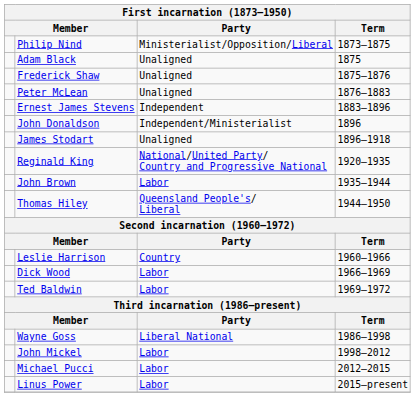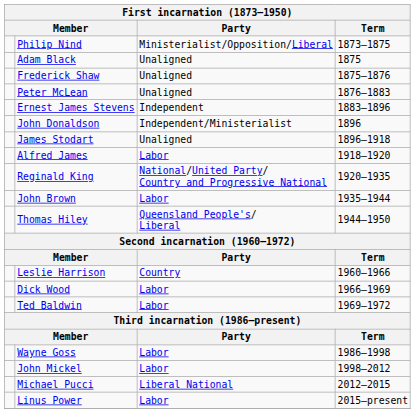+ row: (52, 155)
(186, 337) Liberal National -> (154, 353) Labor
(154, 369) Labor -> (186, 384) Liberal National
